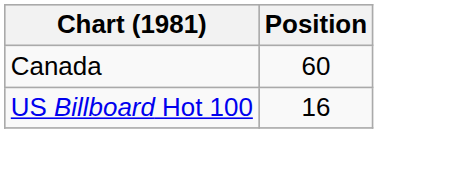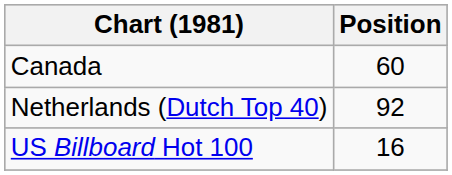+ row: (169, 107)
